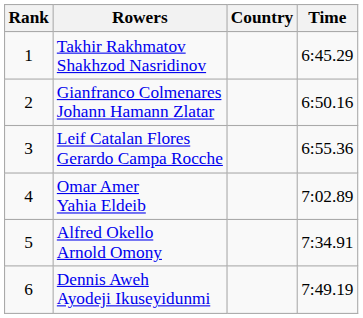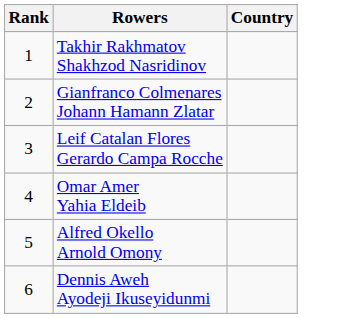- column: (327, 18)
